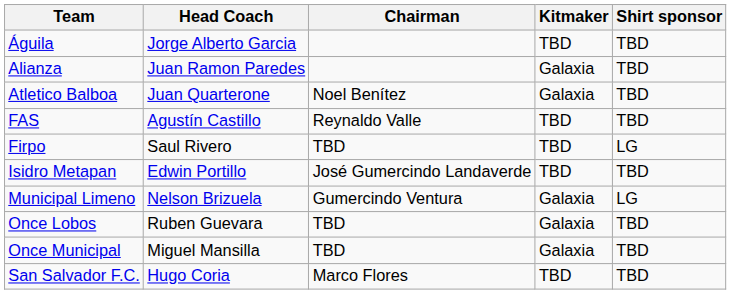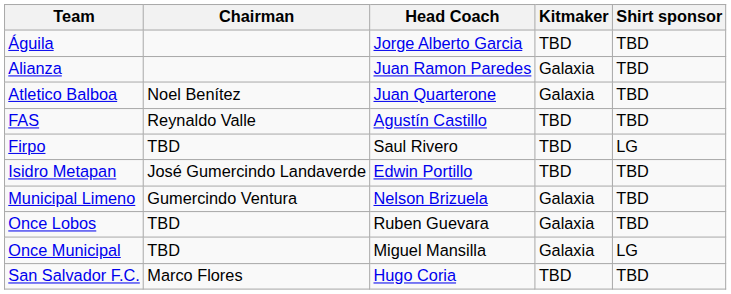columns swapped: (422, 17) <-> (226, 17)
(627, 198) LG -> (633, 198) TBD
(633, 250) TBD -> (627, 250) LG
